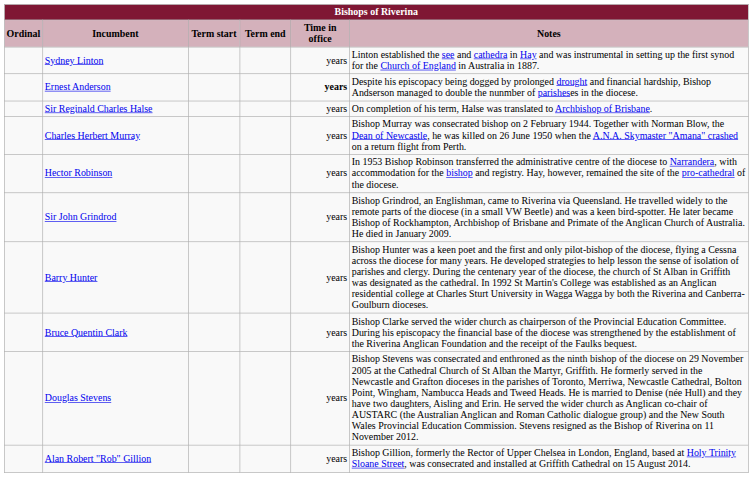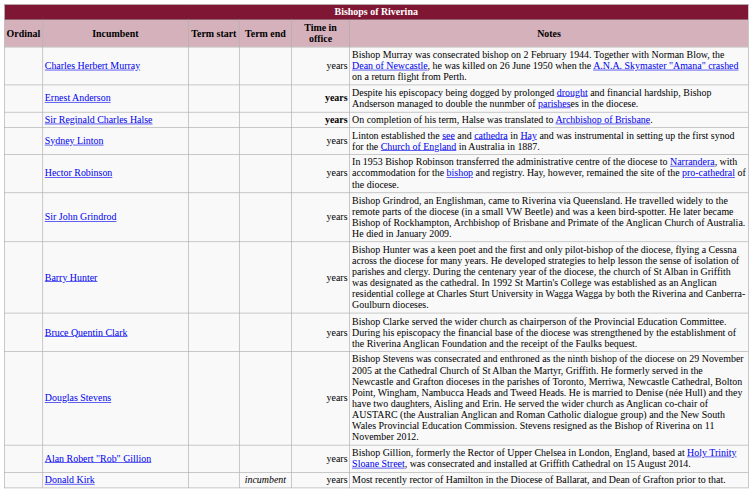rows swapped: (74, 60) <-> (92, 135)
(337, 108) normal -> (336, 119) bold
+ row: (70, 480)
